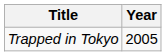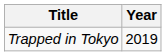(142, 39) 2005 -> (142, 39) 2019
